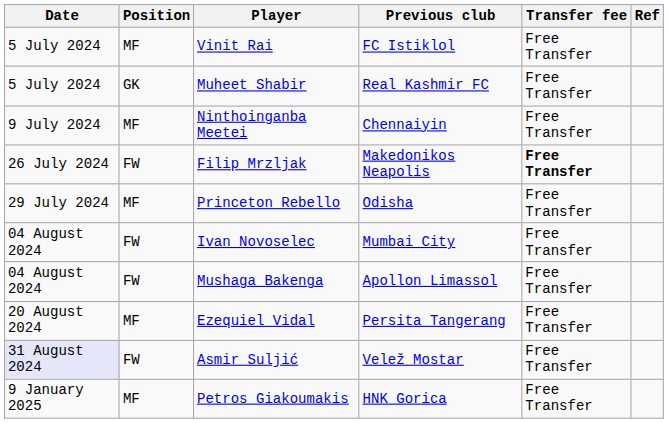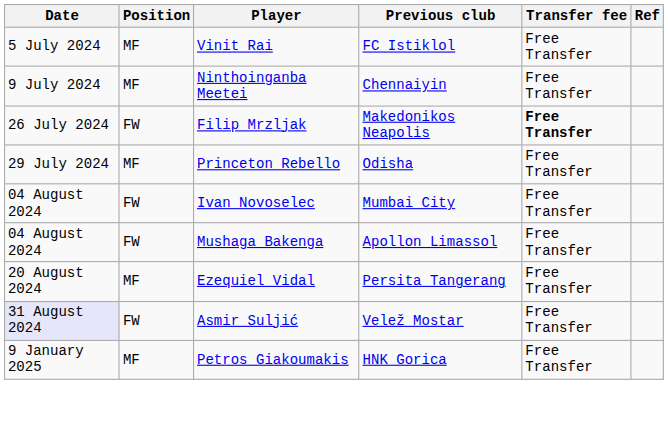- row: (252, 86)
